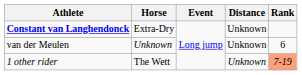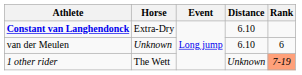(247, 29) Unknown -> (246, 29) 6.10
(247, 45) Unknown -> (246, 45) 6.10
